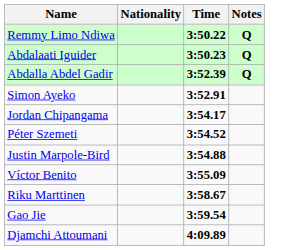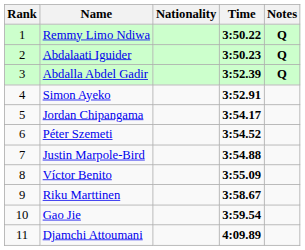+ column: (22, 14)
